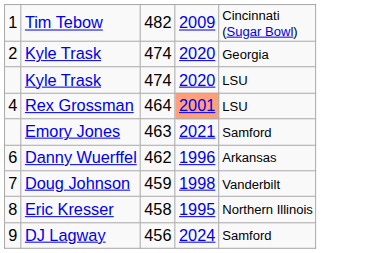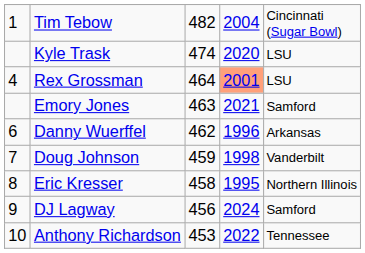(197, 22) 2009 -> (241, 22) 2004
- row: (13, 54)
+ row: (17, 235)
